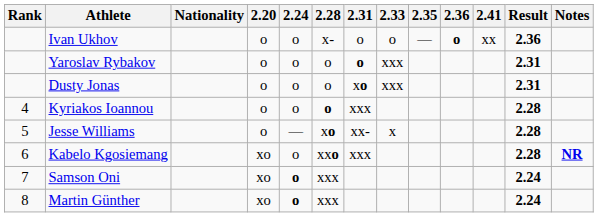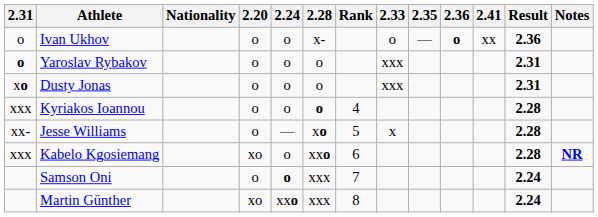columns swapped: (25, 16) <-> (360, 16)
(264, 177) xo -> (255, 177) o
(296, 200) o -> (287, 200) xxo
